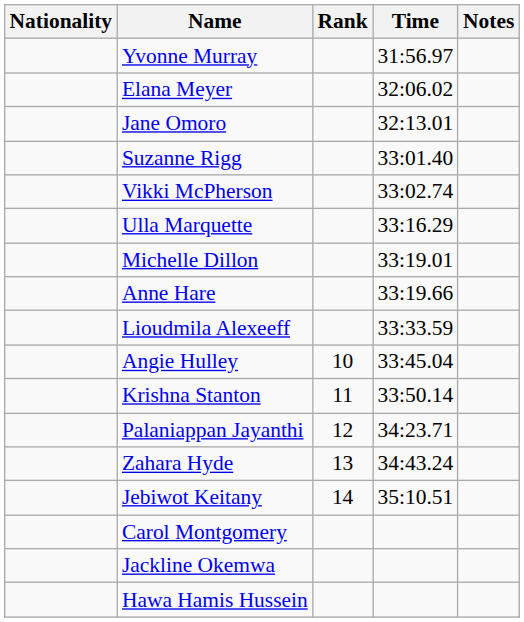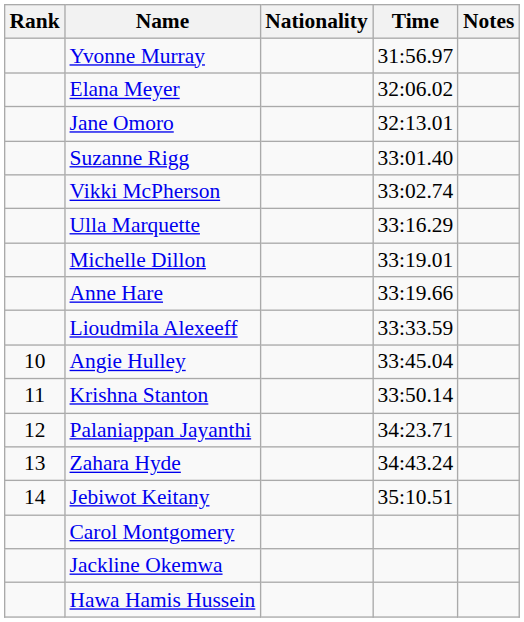columns swapped: (343, 21) <-> (61, 21)
